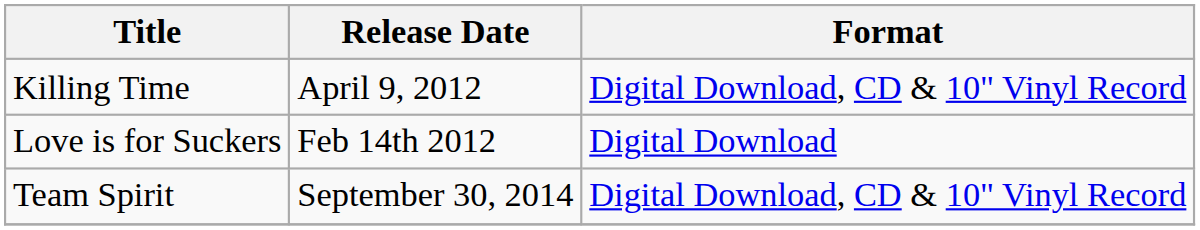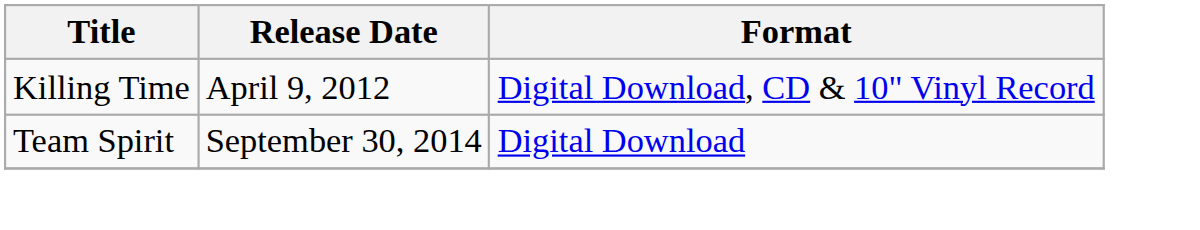- row: (147, 140)
(888, 195) Digital Download, CD & 10" Vinyl Record -> (621, 140) Digital Download
